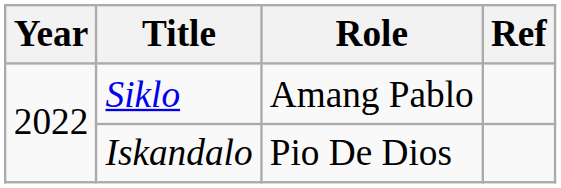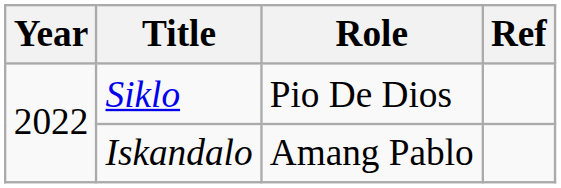(372, 93) Amang Pablo -> (361, 93) Pio De Dios
(361, 152) Pio De Dios -> (372, 152) Amang Pablo
